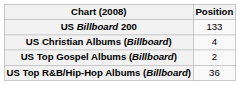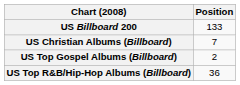(214, 42) 4 -> (214, 42) 7
